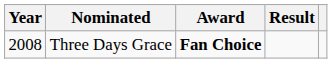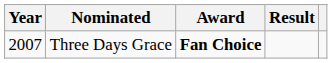(25, 44) 2008 -> (25, 44) 2007
